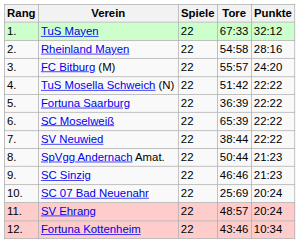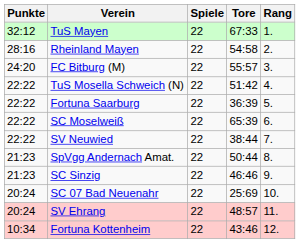columns swapped: (21, 13) <-> (273, 13)
